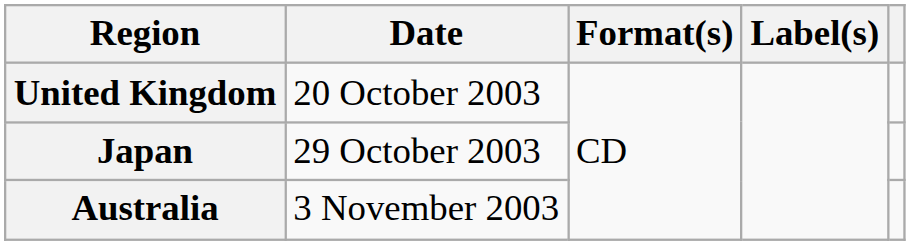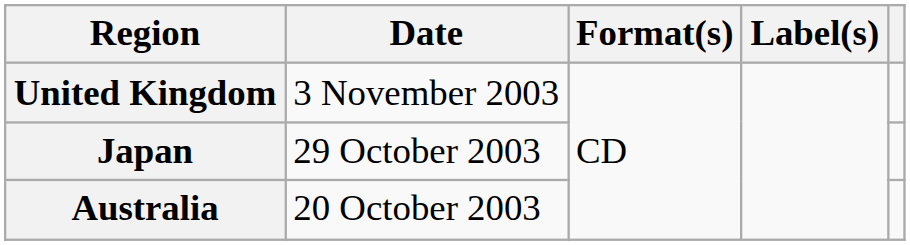(417, 92) 20 October 2003 -> (426, 92) 3 November 2003
(426, 208) 3 November 2003 -> (417, 208) 20 October 2003
